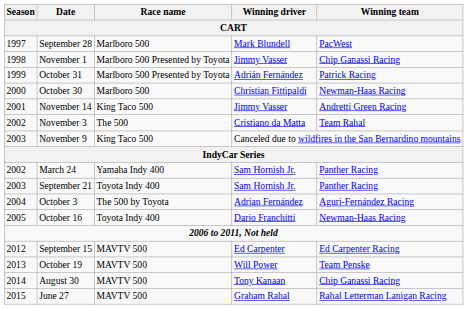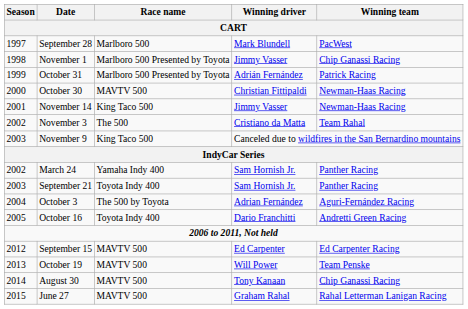(123, 91) Marlboro 500 -> (122, 91) MAVTV 500
(363, 107) Andretti Green Racing -> (362, 107) Newman-Haas Racing
(362, 217) Newman-Haas Racing -> (363, 217) Andretti Green Racing
